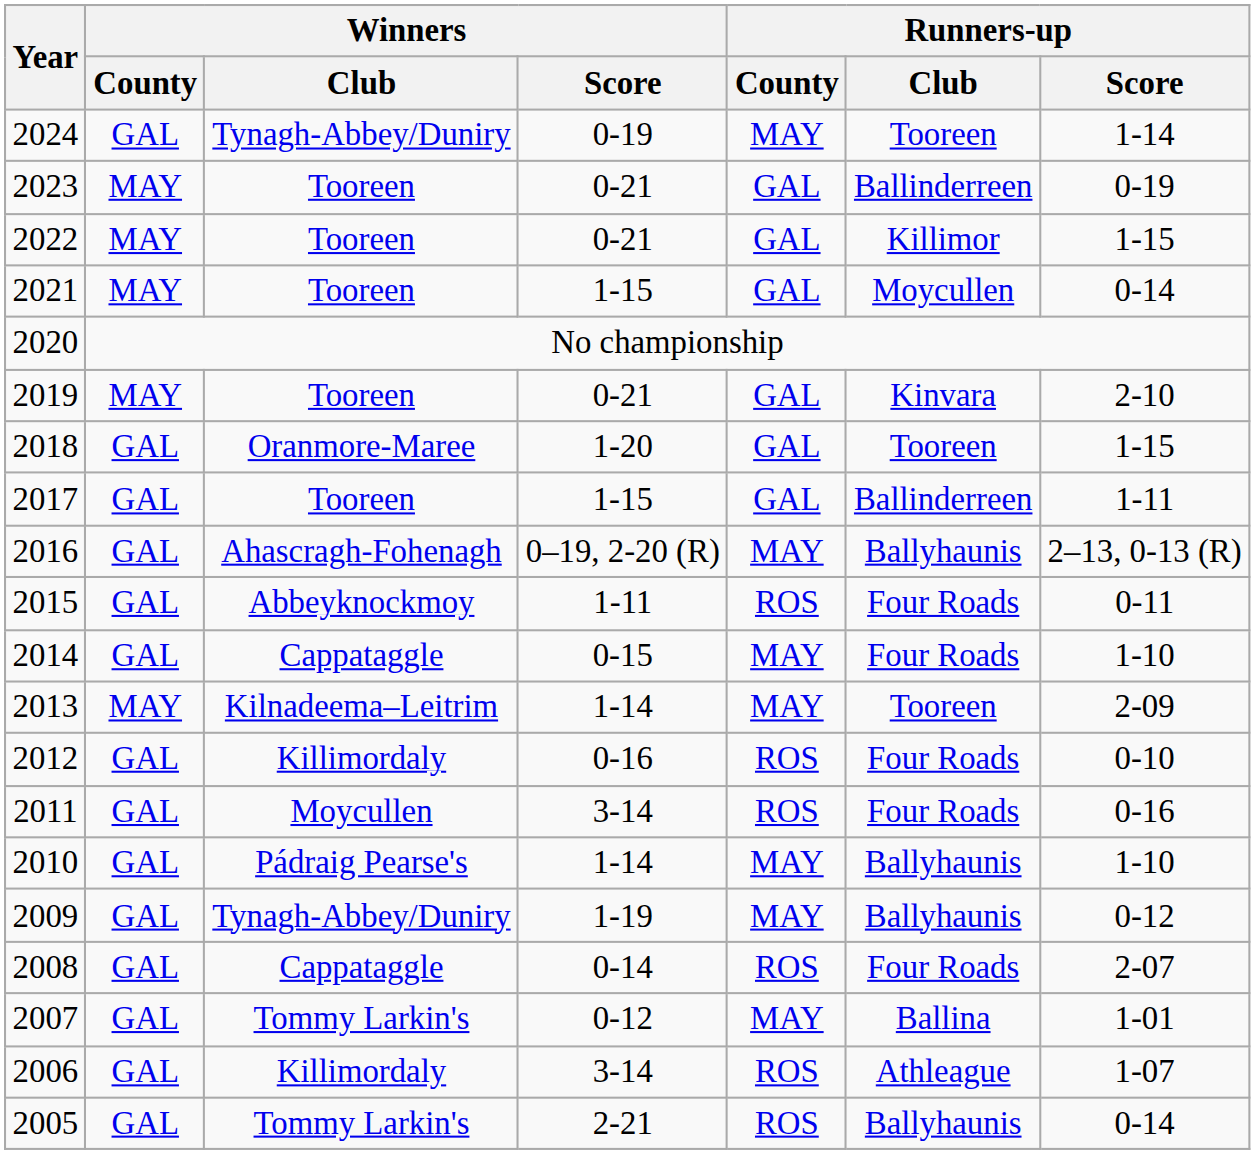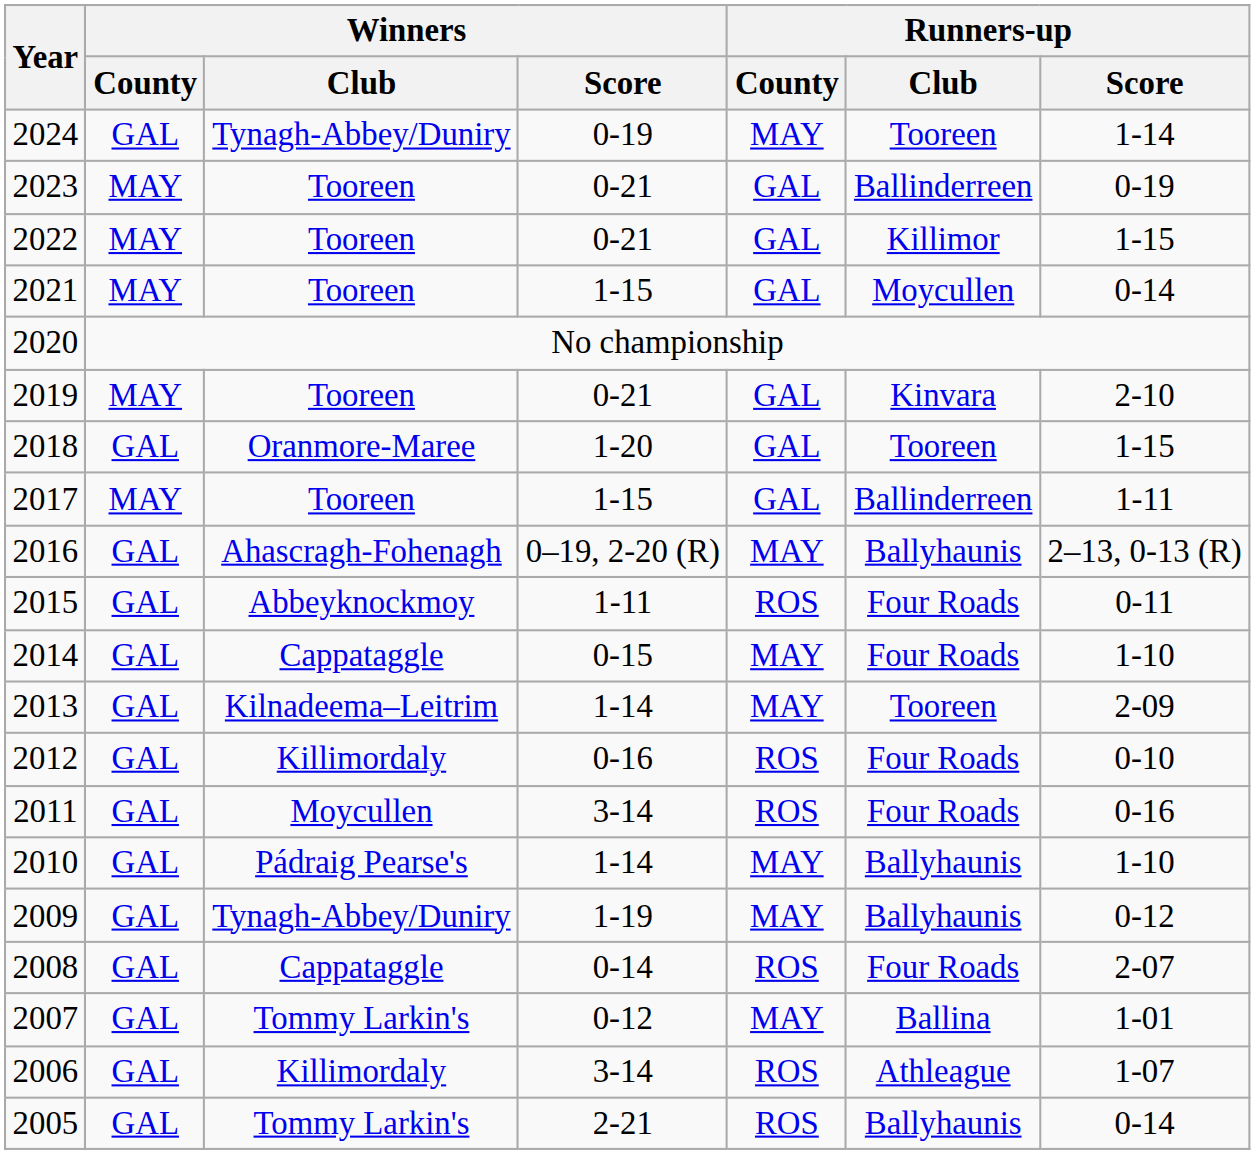(145, 498) GAL -> (145, 498) MAY
(145, 706) MAY -> (145, 706) GAL
